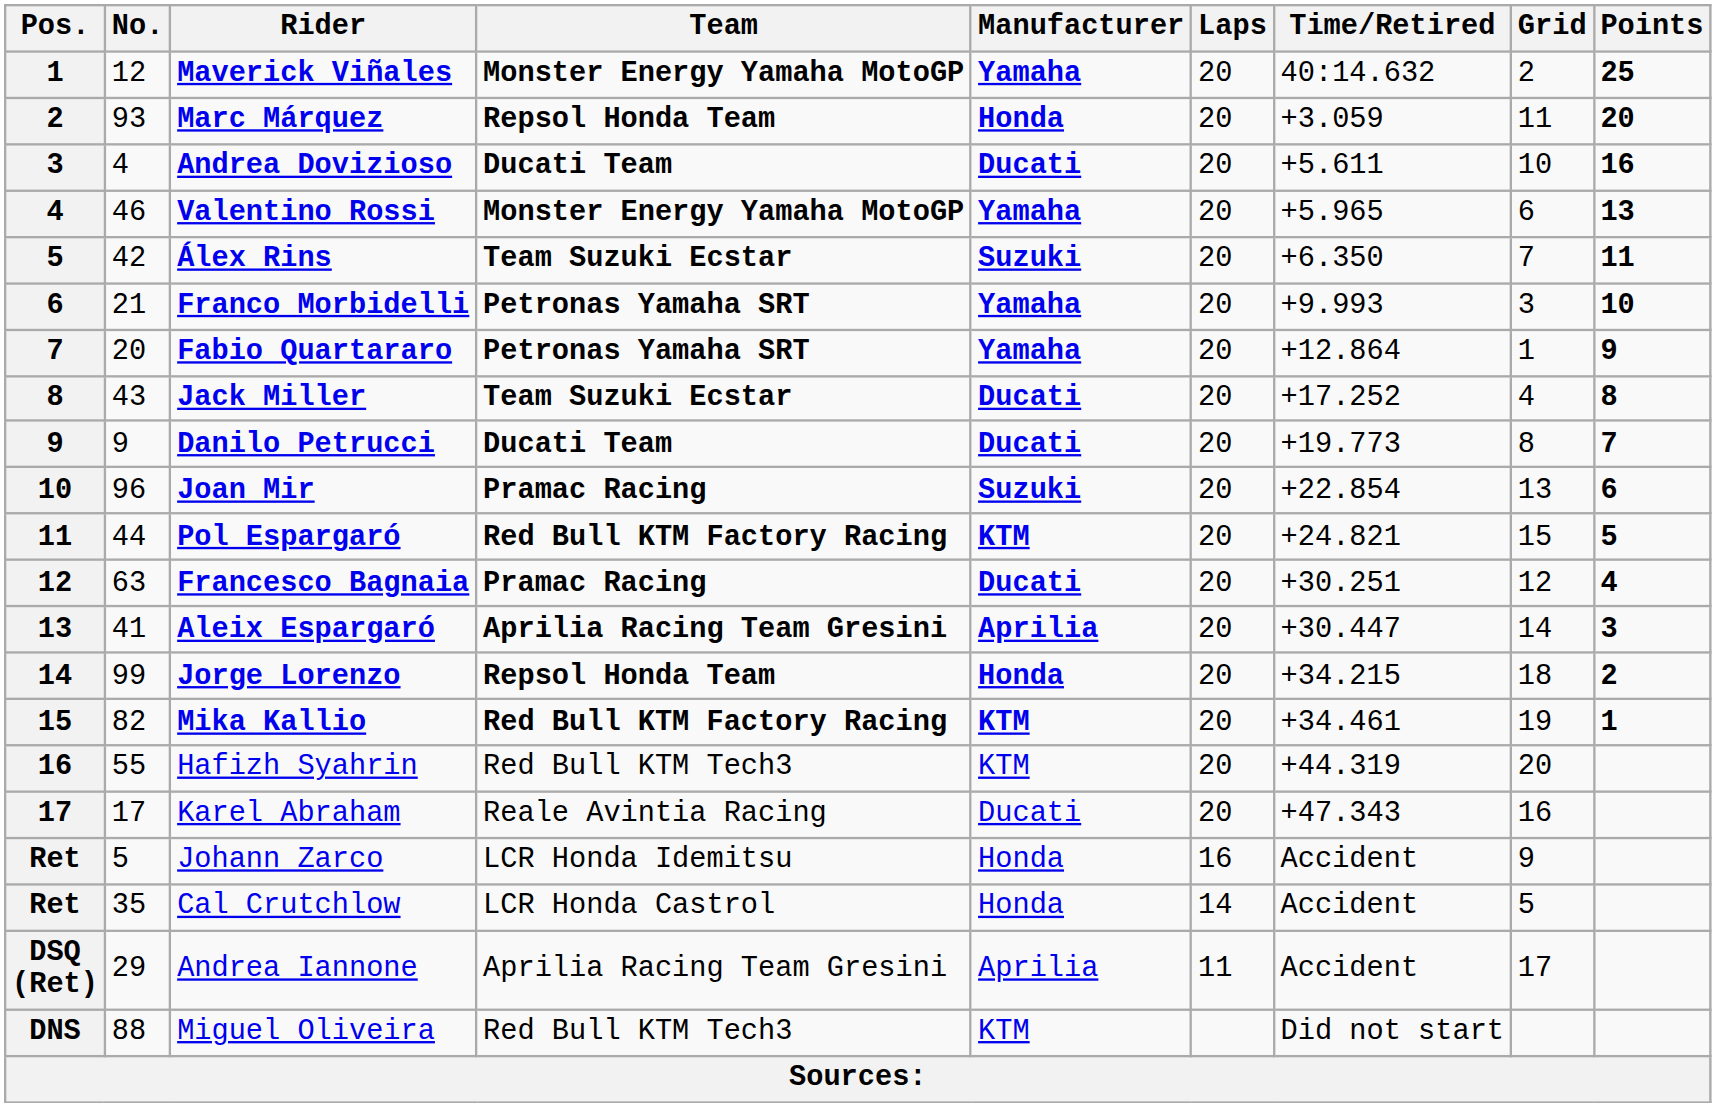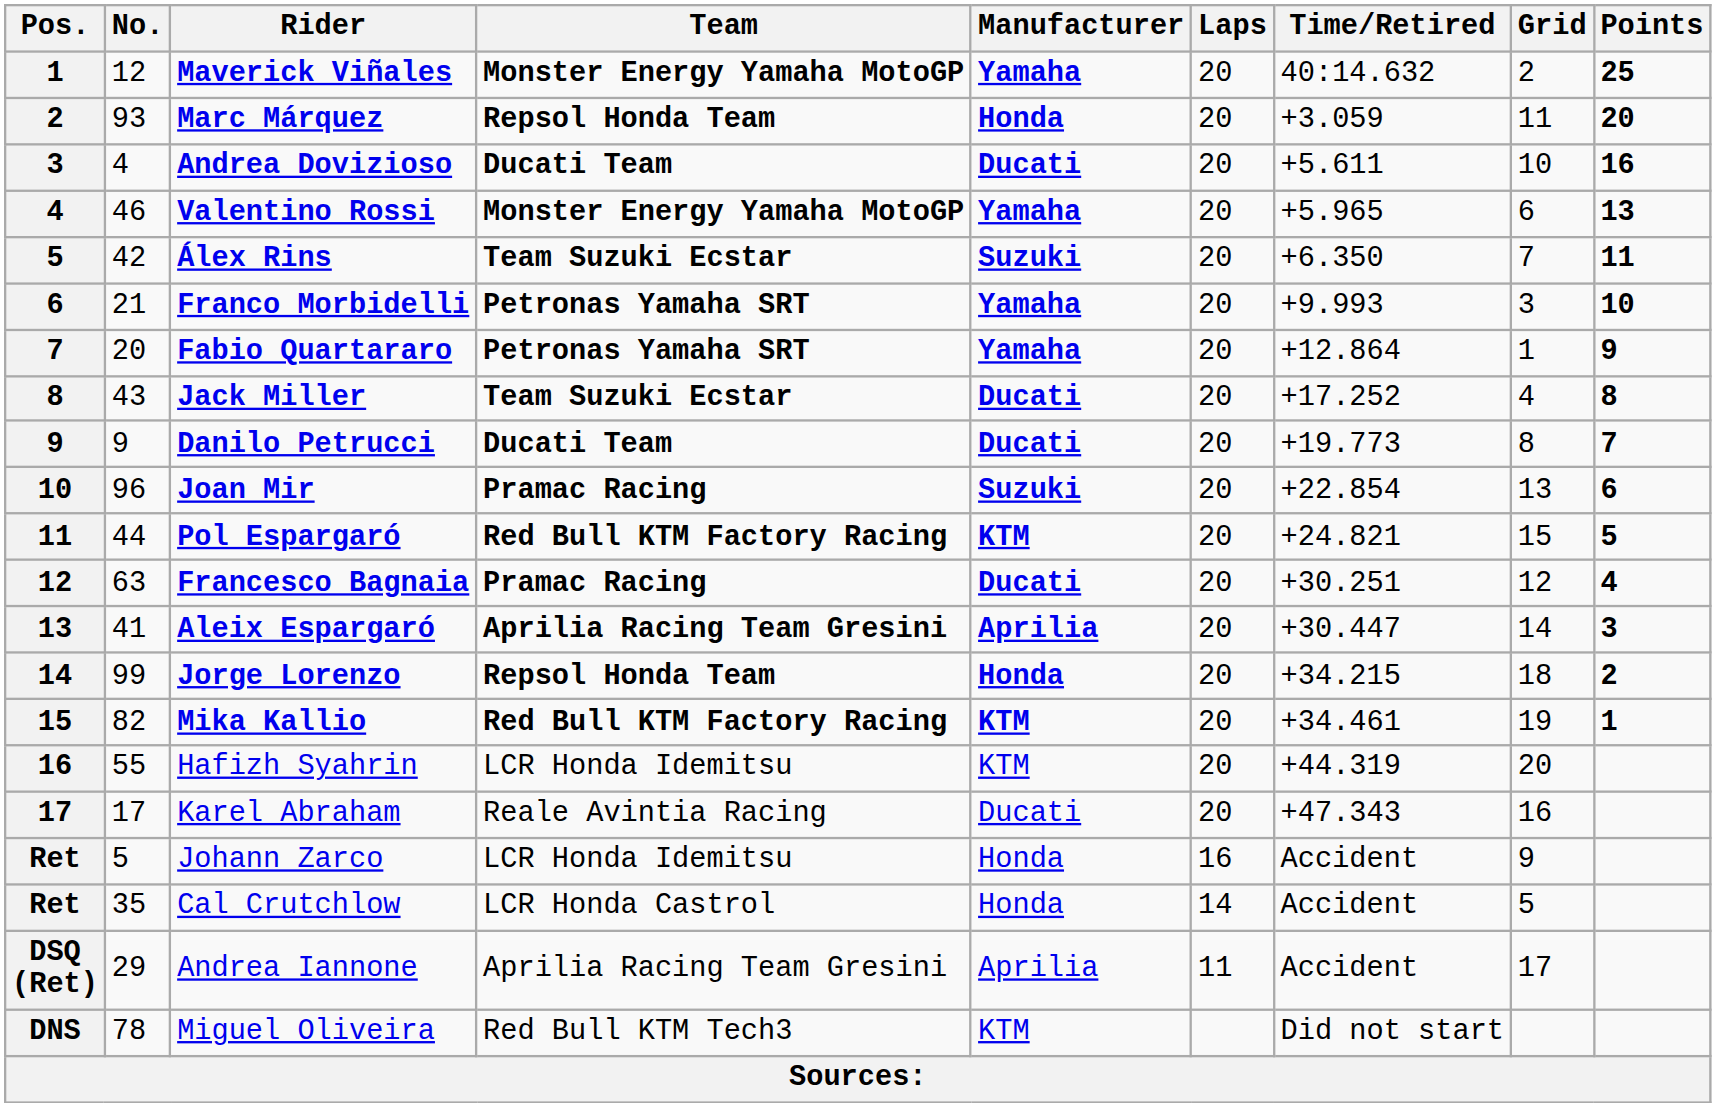(638, 769) Red Bull KTM Tech3 -> (638, 769) LCR Honda Idemitsu
(129, 1032) 88 -> (129, 1032) 78
